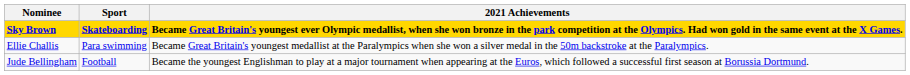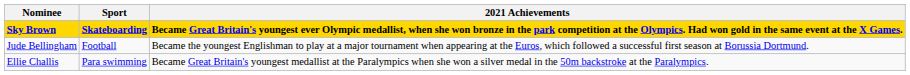rows swapped: (42, 62) <-> (33, 45)
